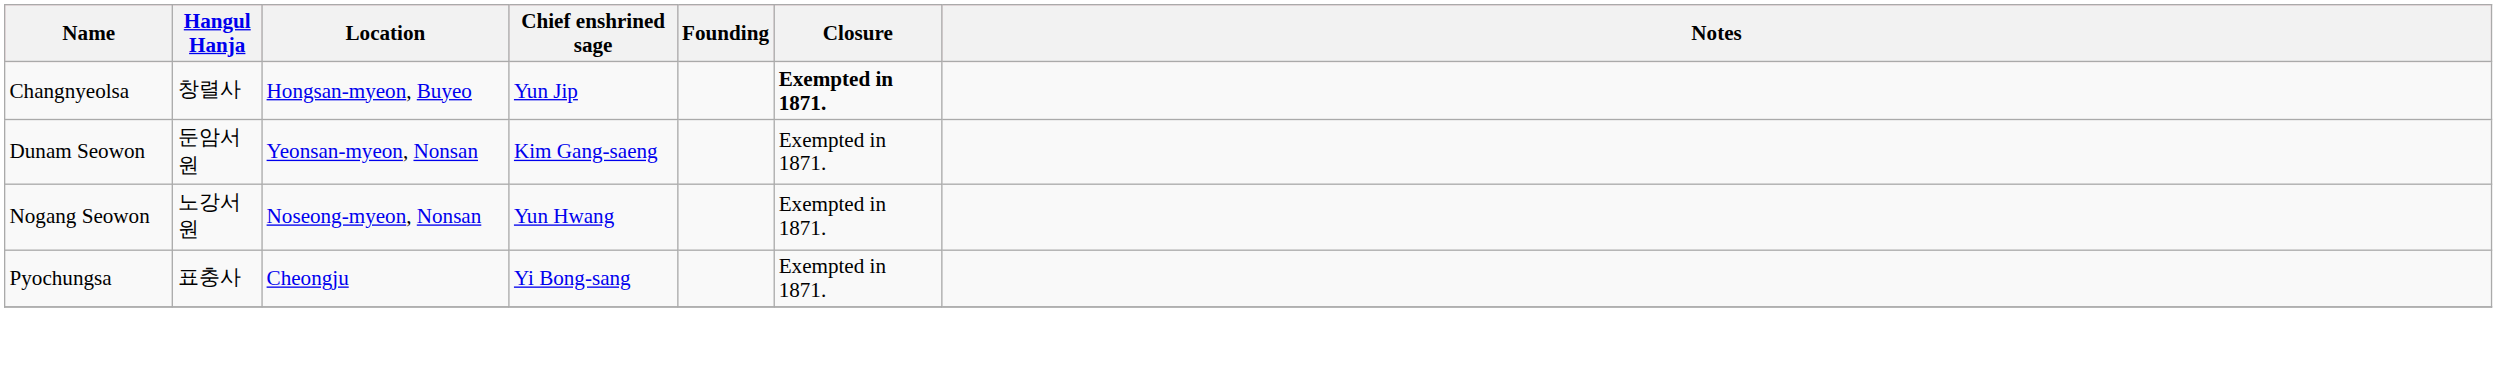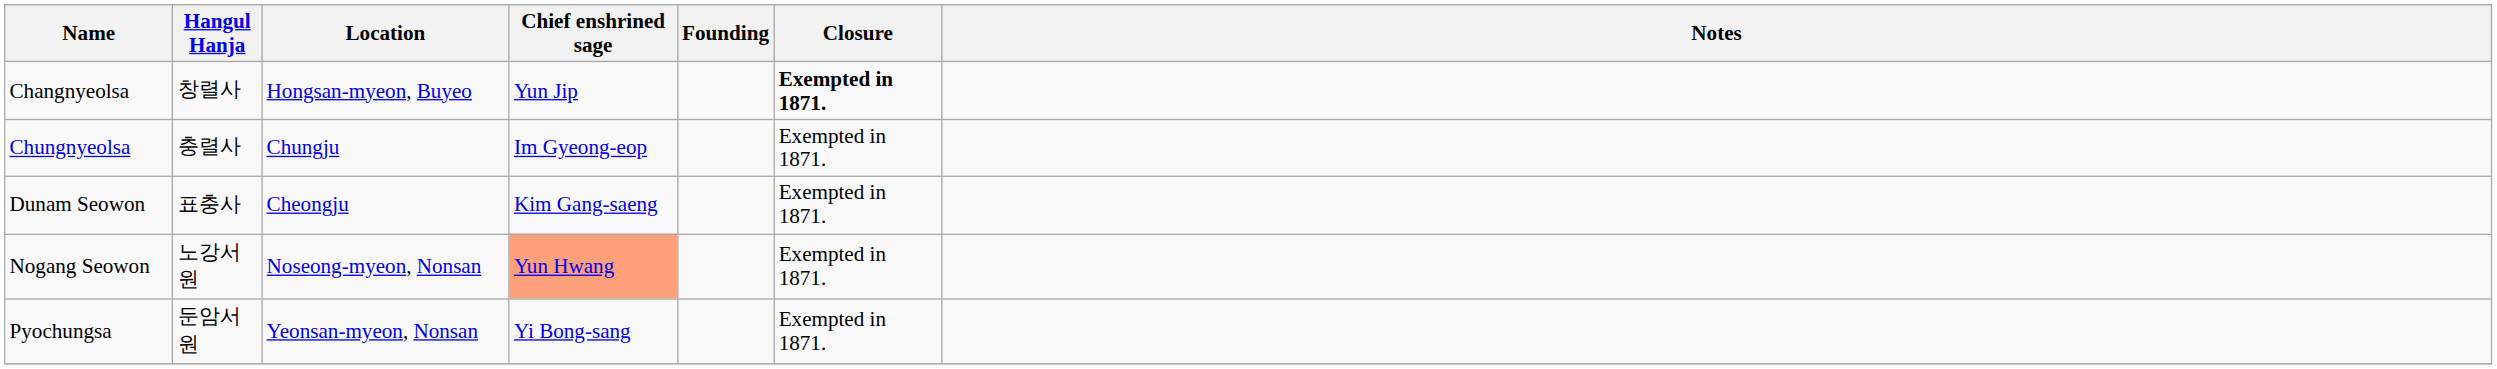+ row: (70, 147)
(209, 150) 둔암서원 -> (209, 204) 표충사
(372, 151) Yeonsan-myeon, Nonsan -> (308, 204) Cheongju
(564, 216) no background -> (564, 266) lightsalmon background
(209, 277) 표충사 -> (209, 330) 둔암서원
(308, 277) Cheongju -> (372, 331) Yeonsan-myeon, Nonsan
